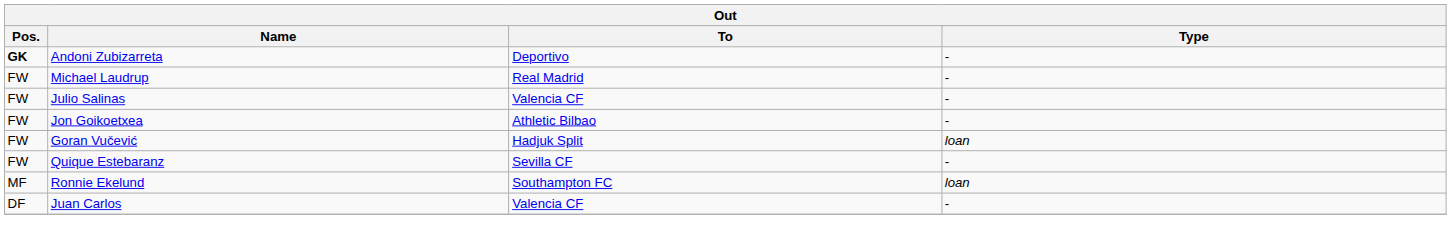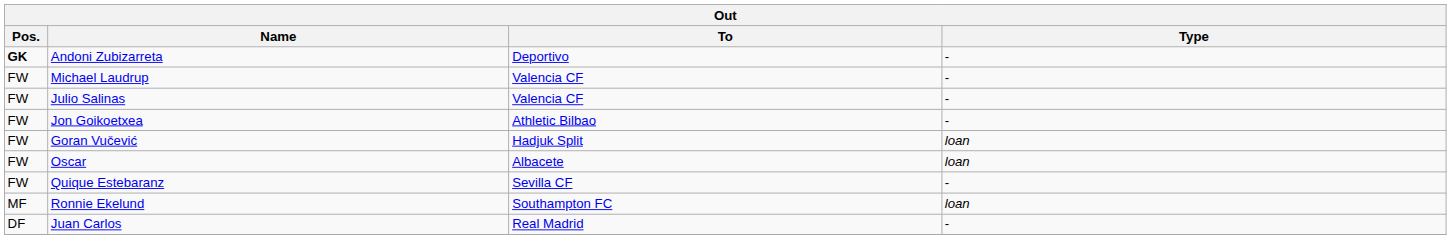(548, 78) Real Madrid -> (548, 78) Valencia CF
+ row: (68, 162)
(548, 204) Valencia CF -> (548, 225) Real Madrid
